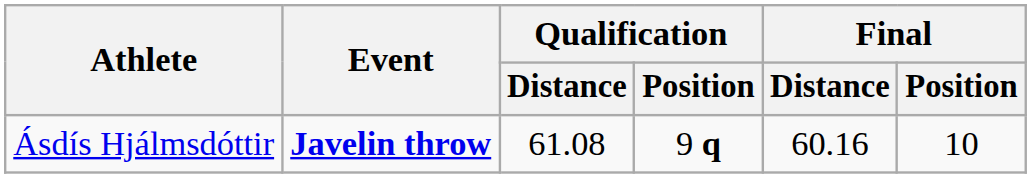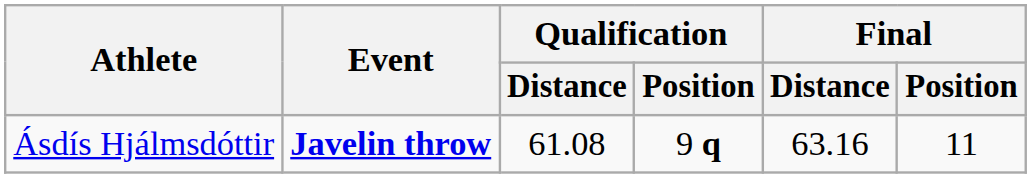(830, 143) 60.16 -> (830, 143) 63.16
(961, 143) 10 -> (961, 143) 11
